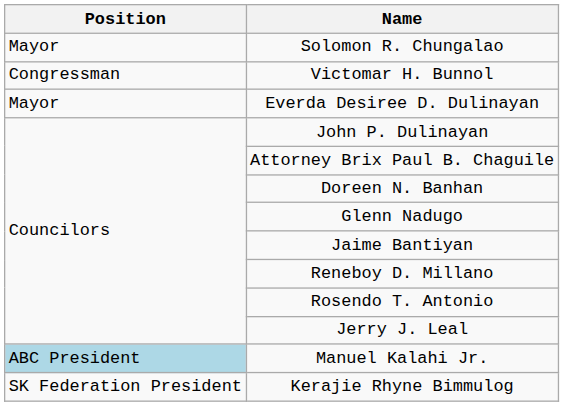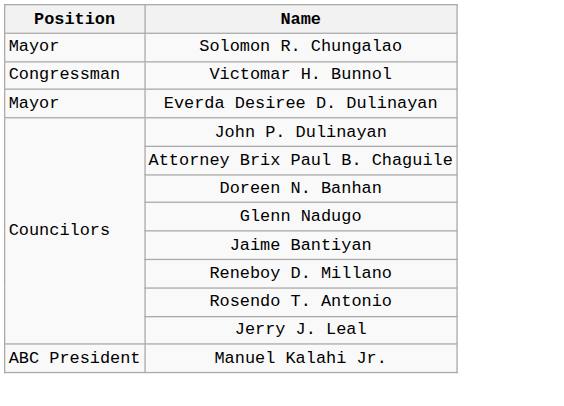(75, 358) lightblue background -> (75, 358) no background
- row: (402, 387)
